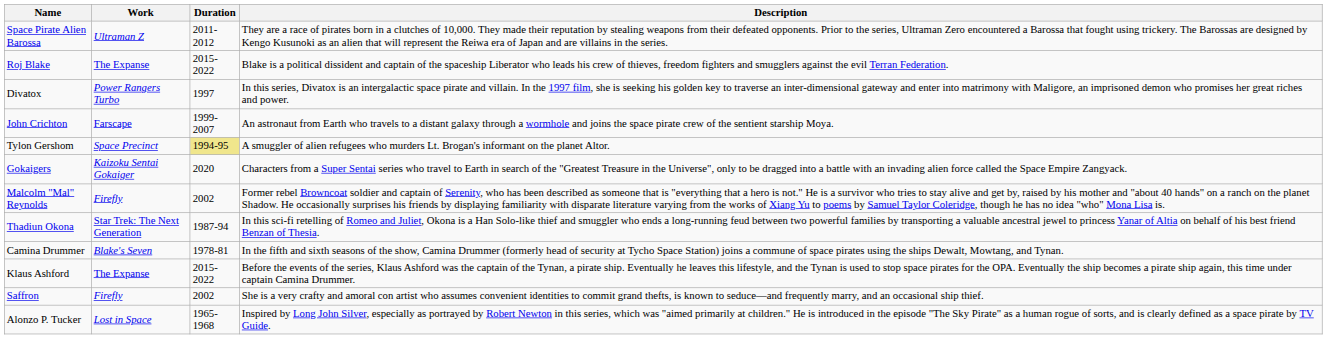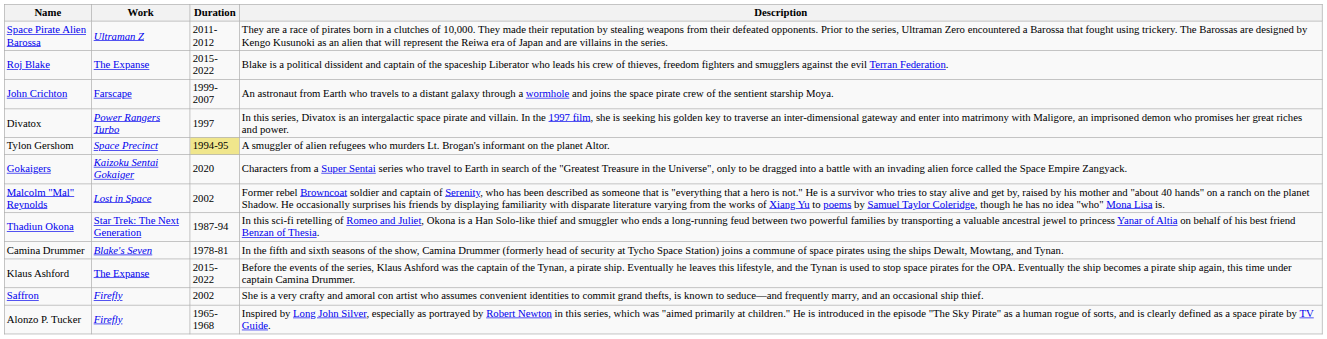rows swapped: (37, 123) <-> (24, 94)
(108, 198) Firefly -> (123, 198) Lost in Space
(123, 319) Lost in Space -> (108, 319) Firefly
